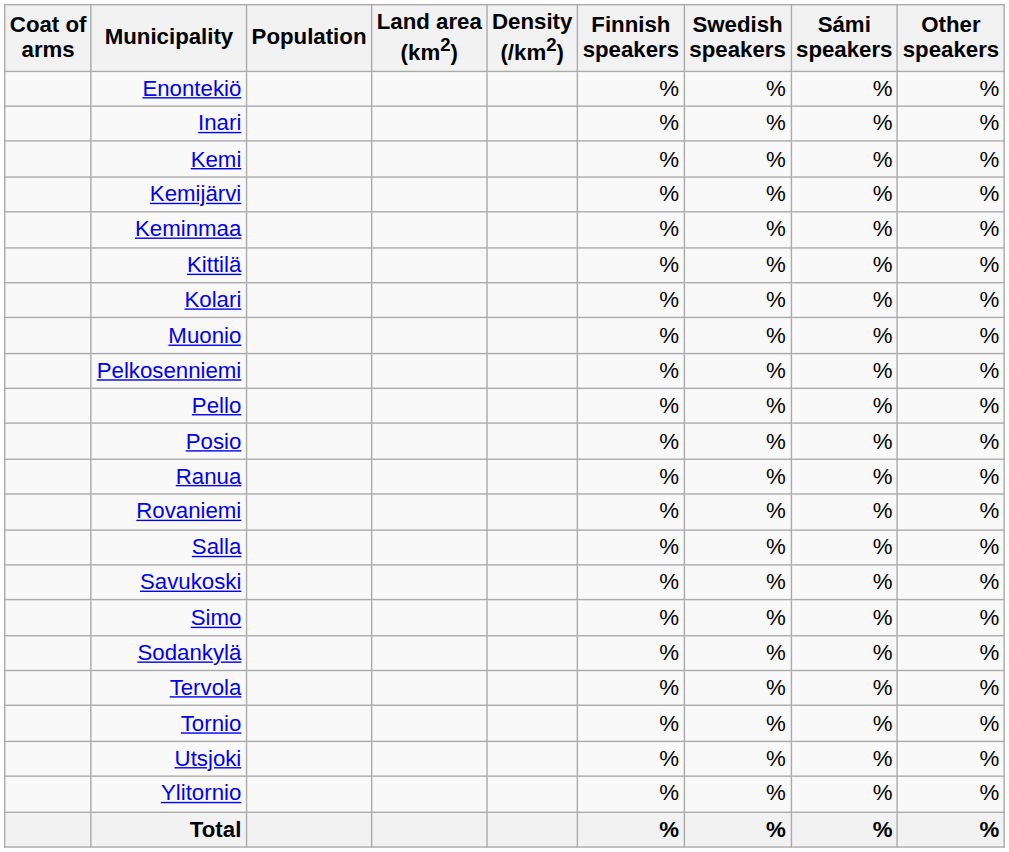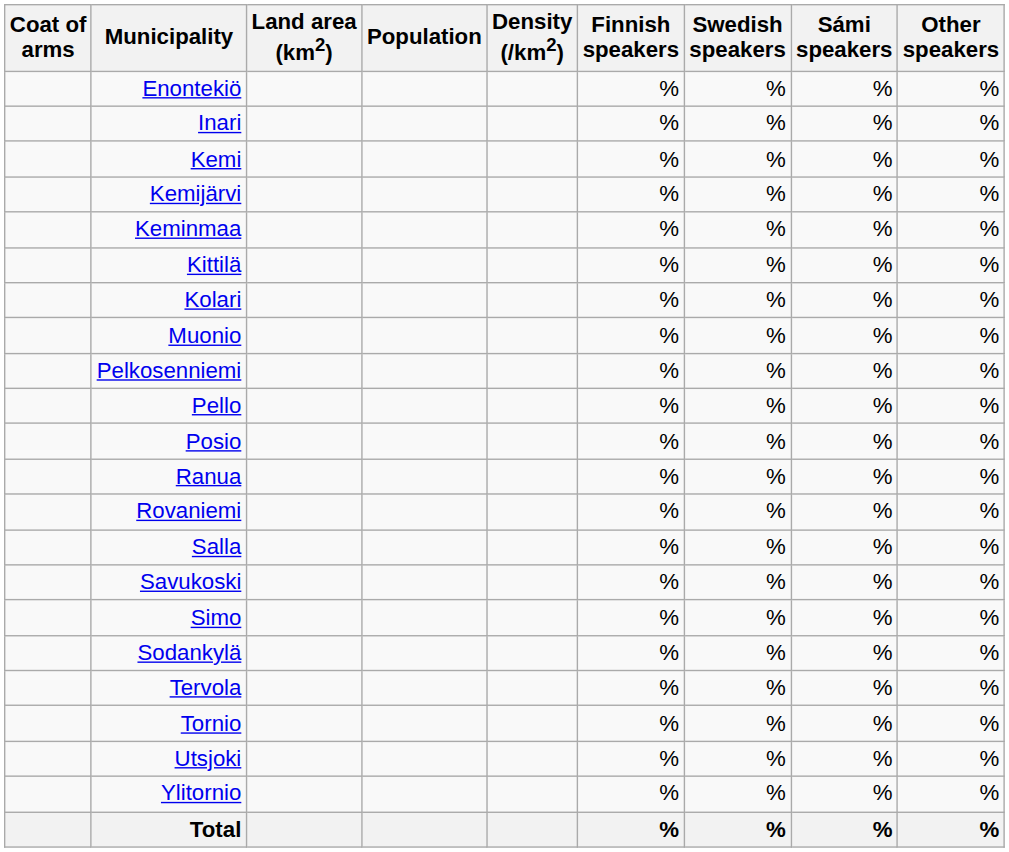columns swapped: (309, 37) <-> (429, 37)
